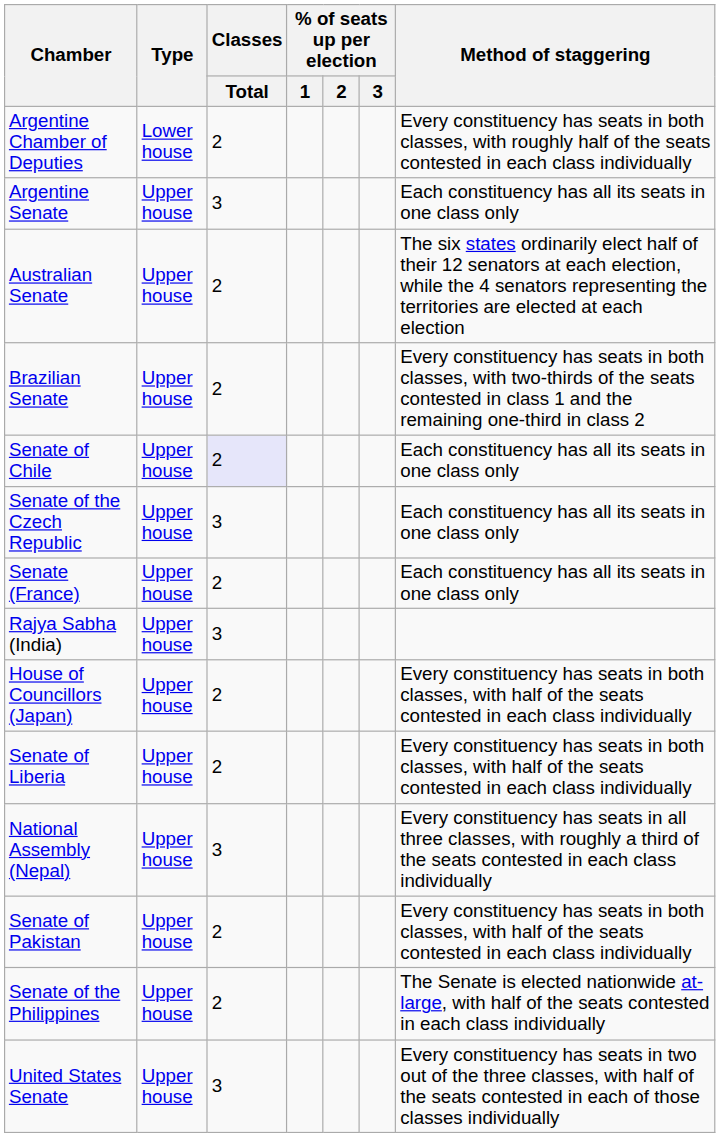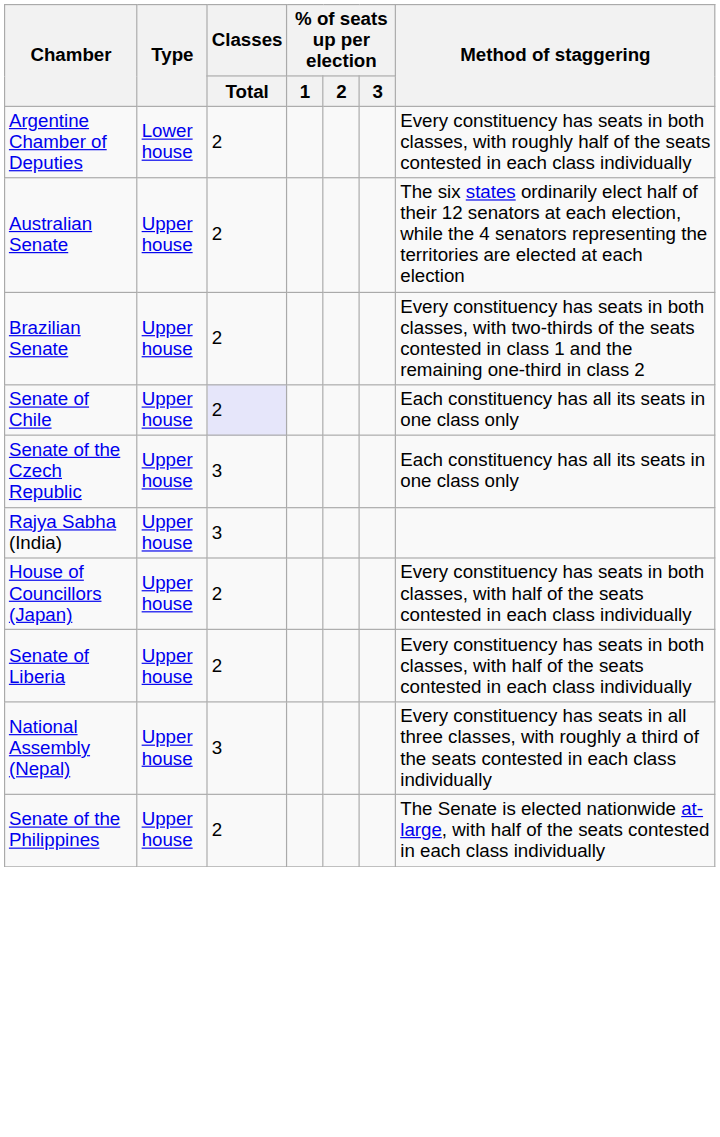- row: (49, 203)
- row: (44, 583)
- row: (49, 931)
- row: (65, 1085)
